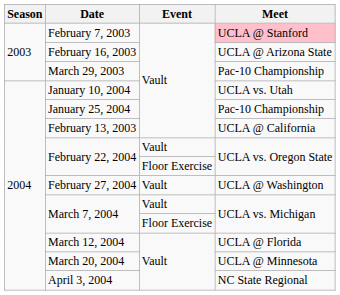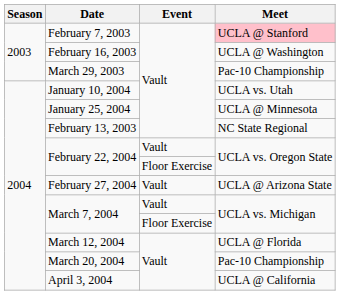(275, 52) UCLA @ Arizona State -> (271, 52) UCLA @ Washington
(271, 109) Pac-10 Championship -> (268, 109) UCLA @ Minnesota
(267, 128) UCLA @ California -> (263, 128) NC State Regional
(271, 185) UCLA @ Washington -> (275, 185) UCLA @ Arizona State
(268, 261) UCLA @ Minnesota -> (271, 261) Pac-10 Championship
(263, 280) NC State Regional -> (267, 280) UCLA @ California
